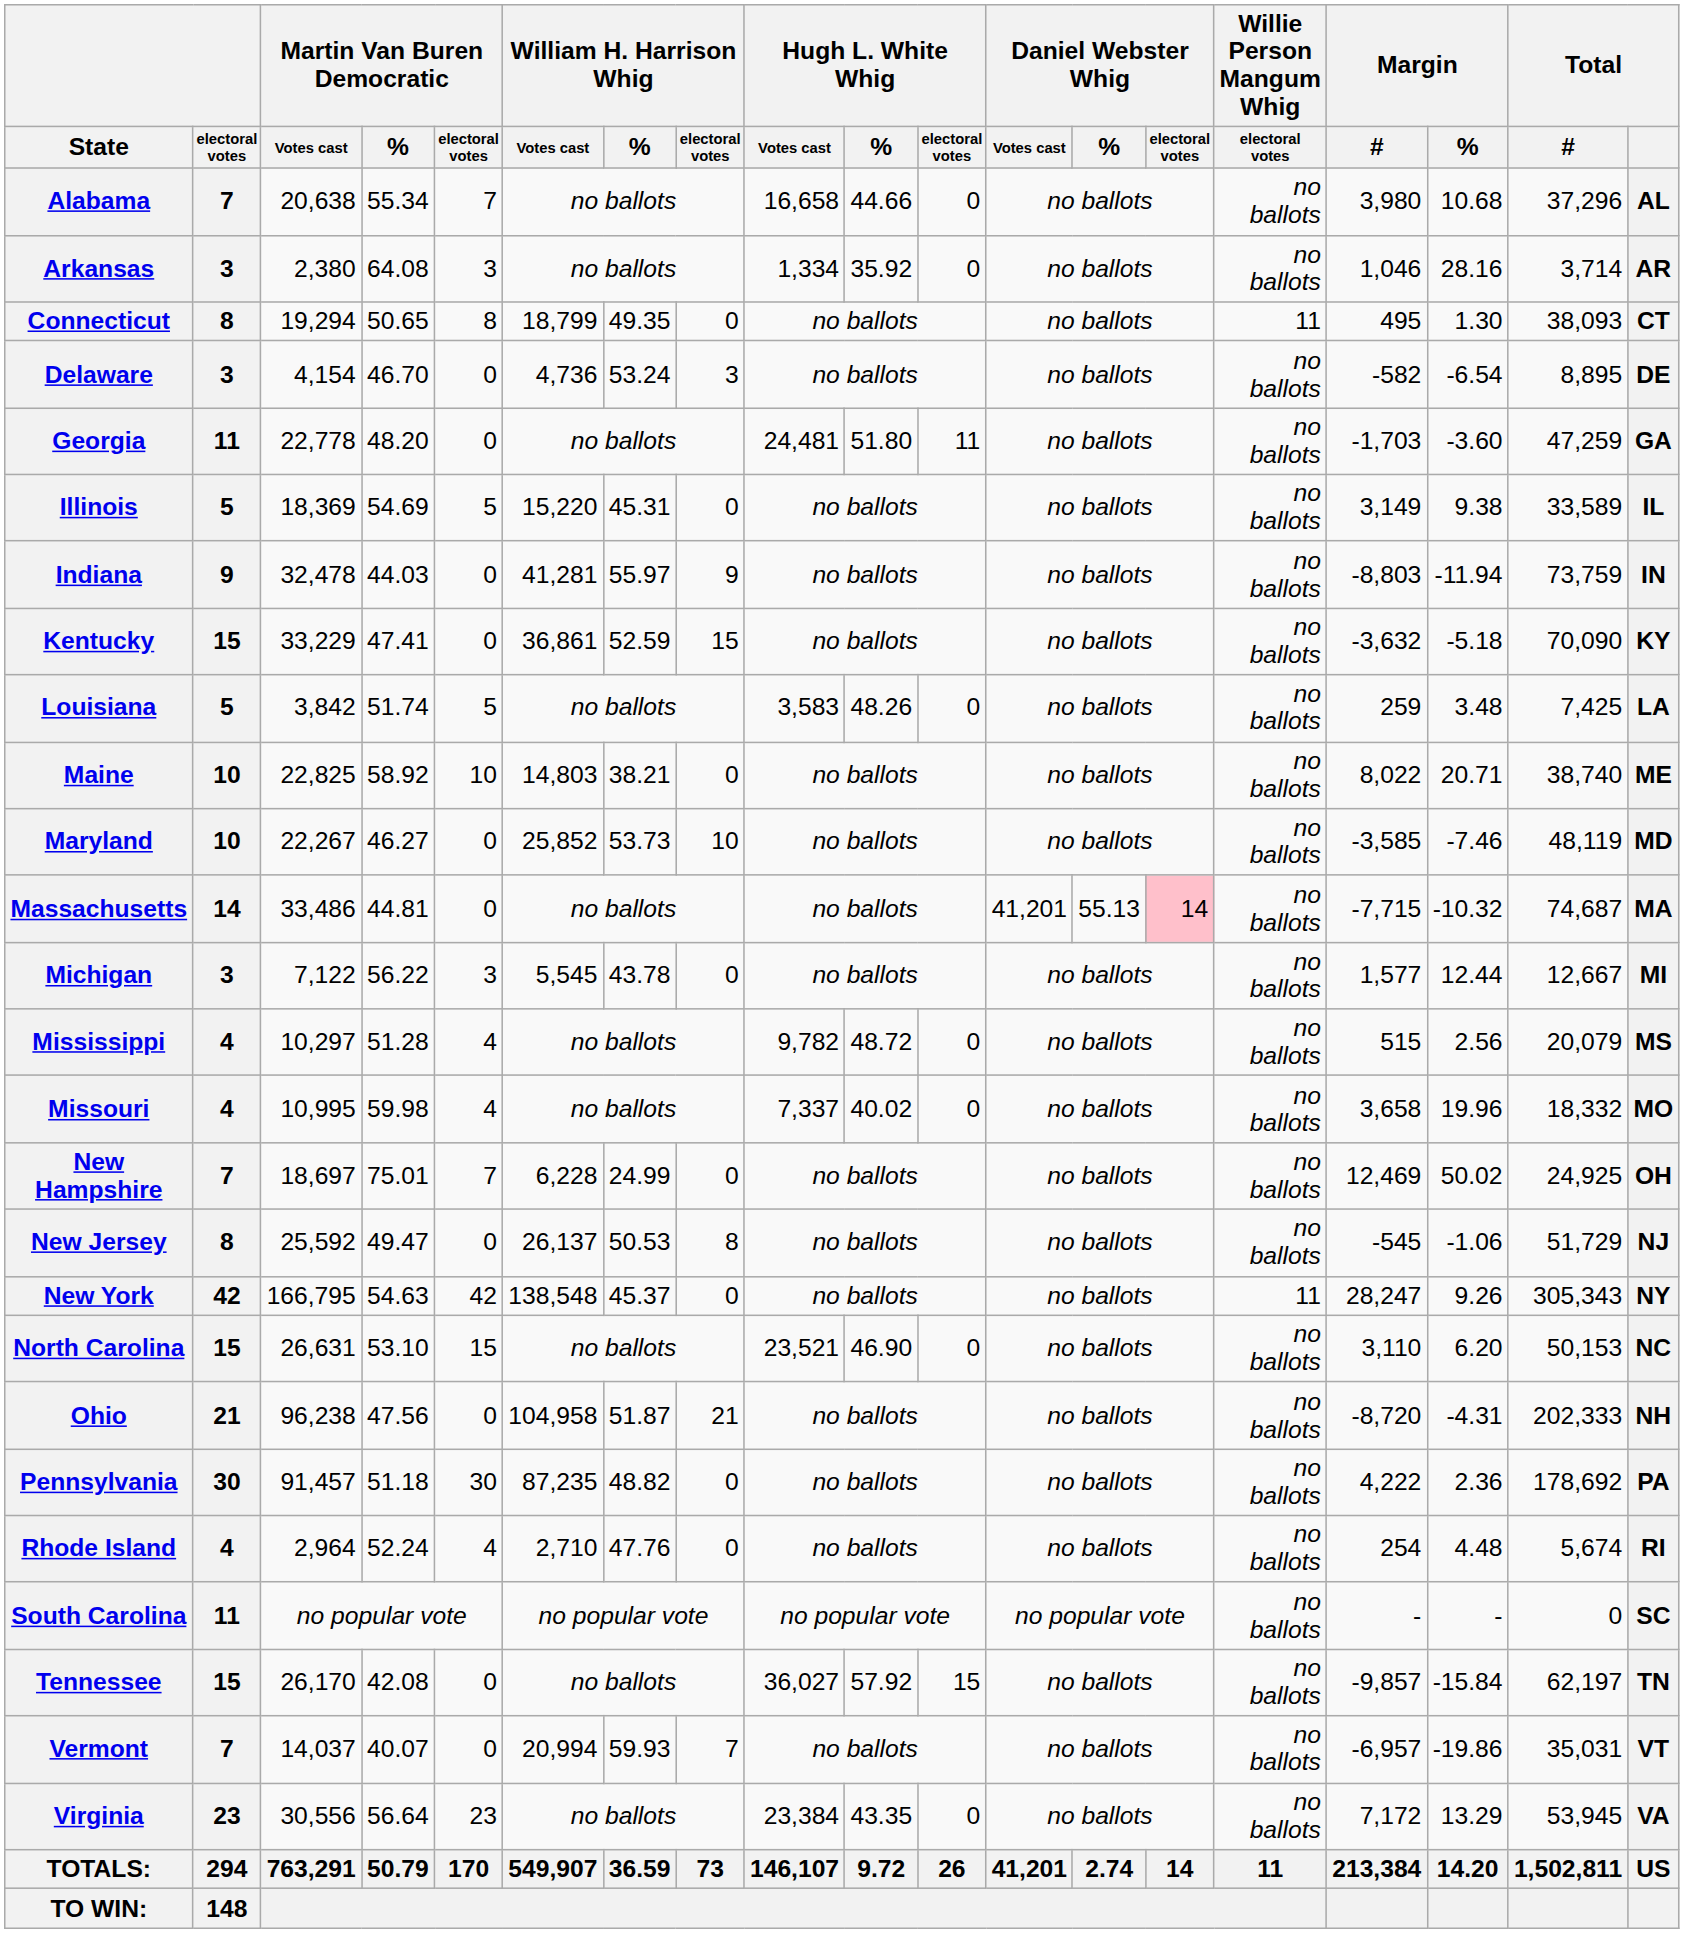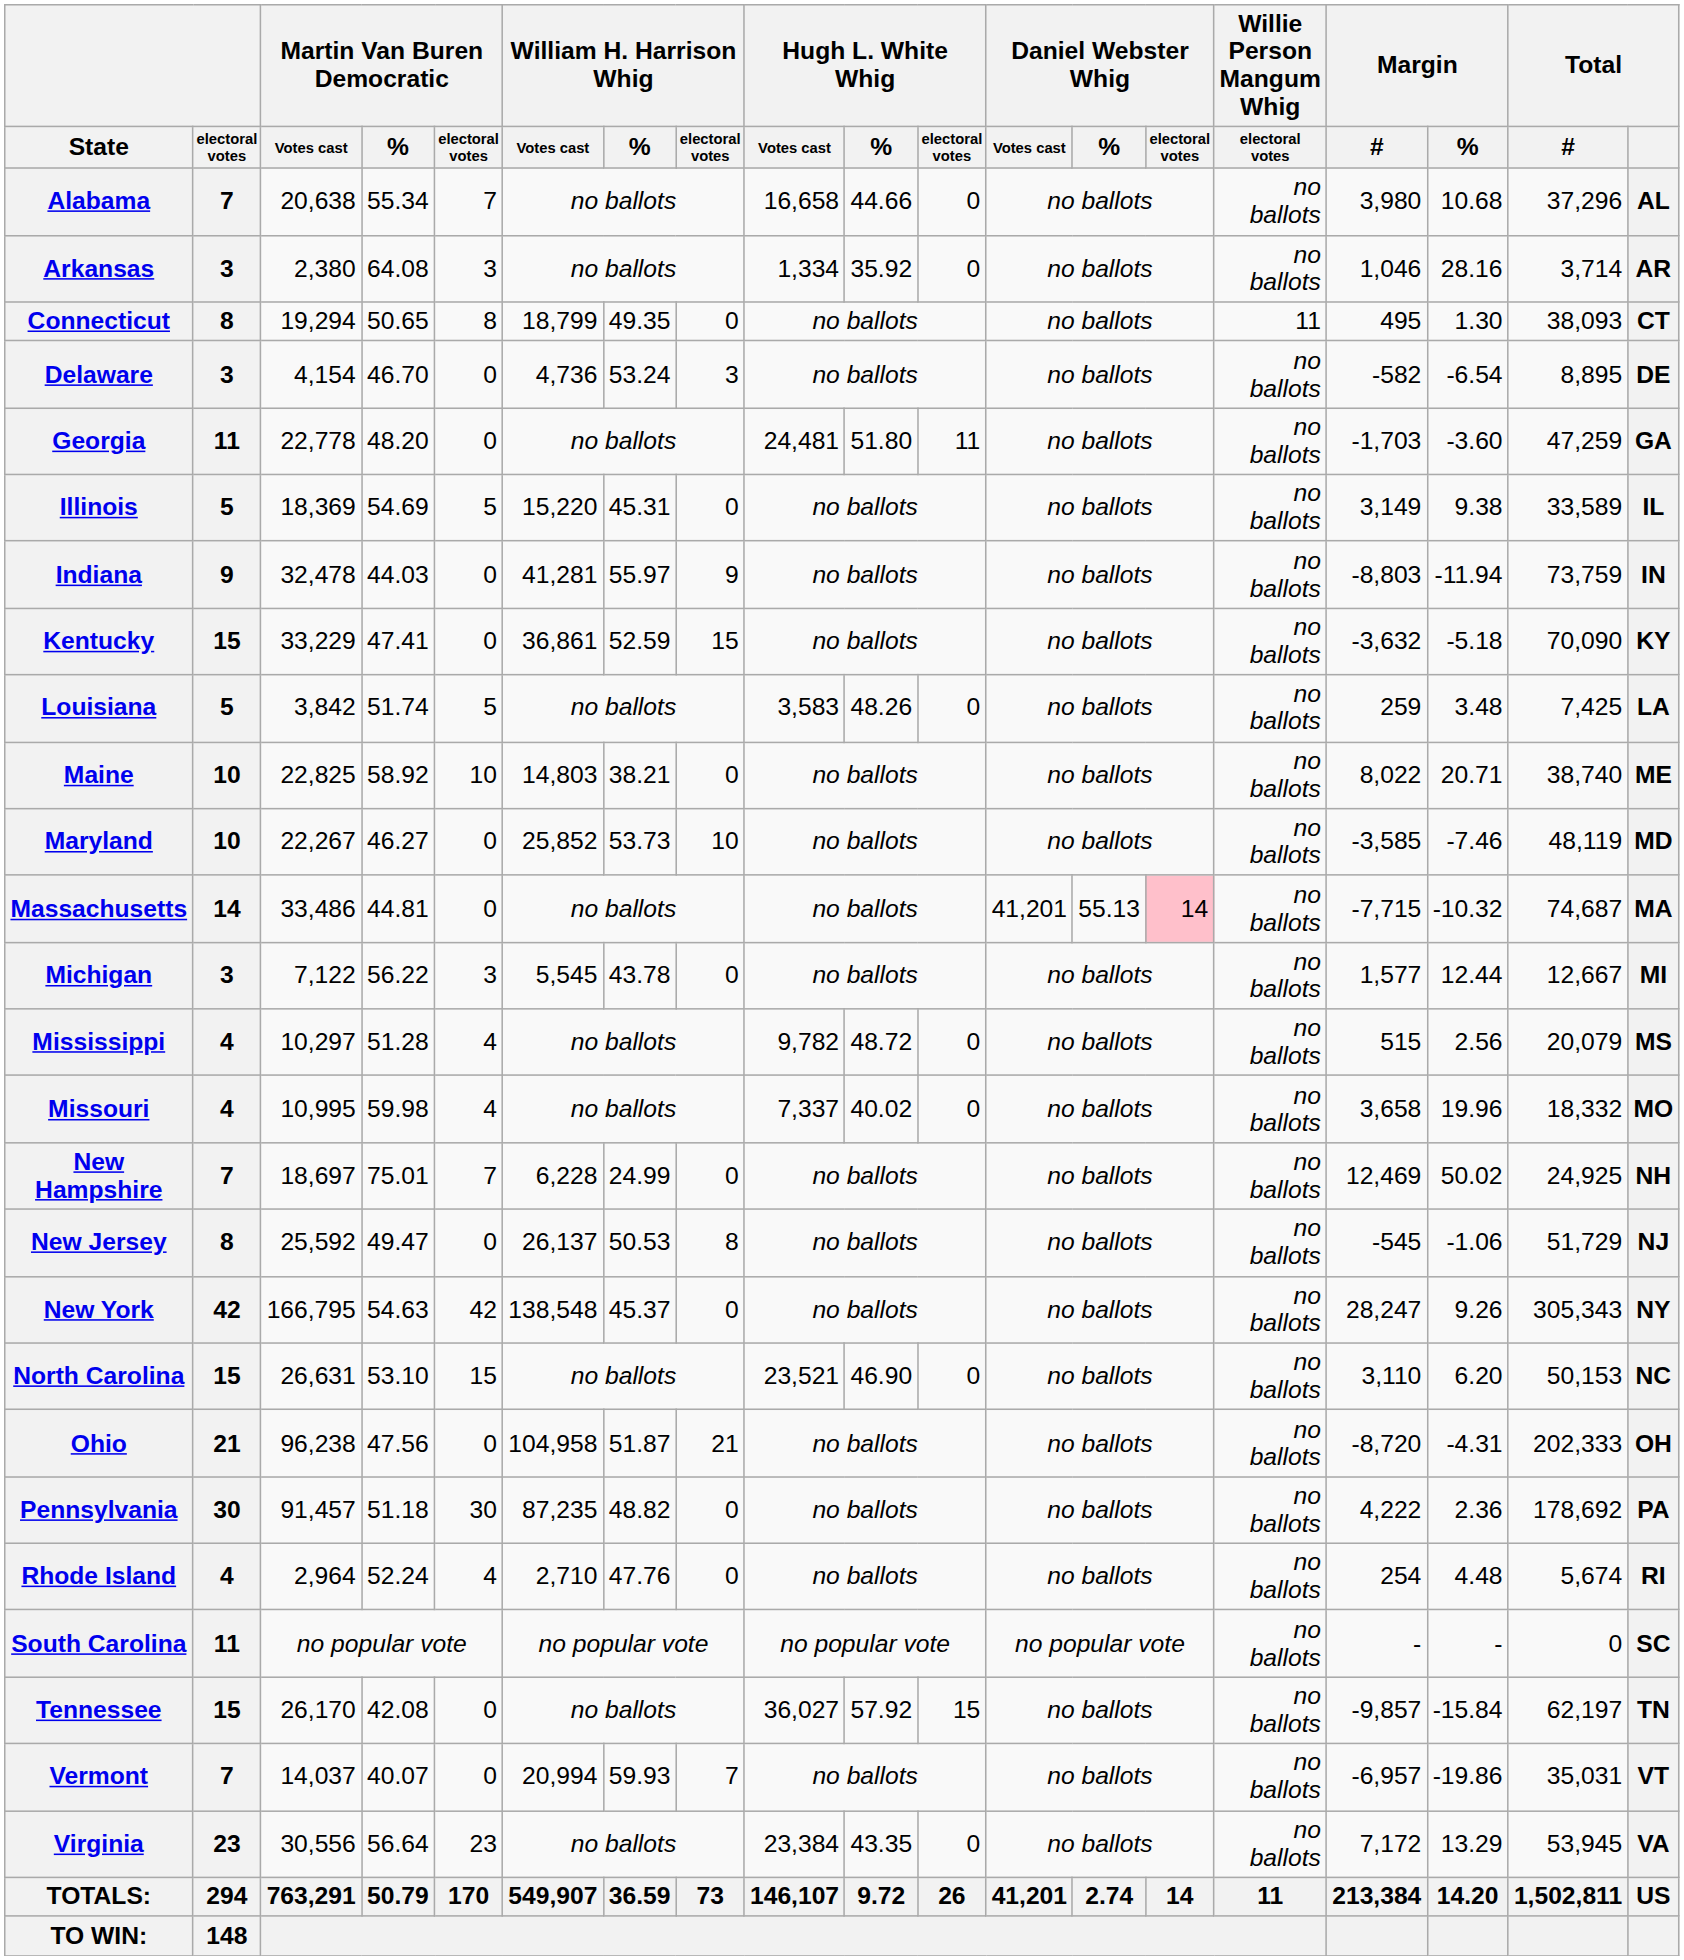(1653, 1175) OH -> (1653, 1175) NH
(1308, 1295) 11 -> (1285, 1309) no ballots
(1653, 1415) NH -> (1653, 1442) OH
